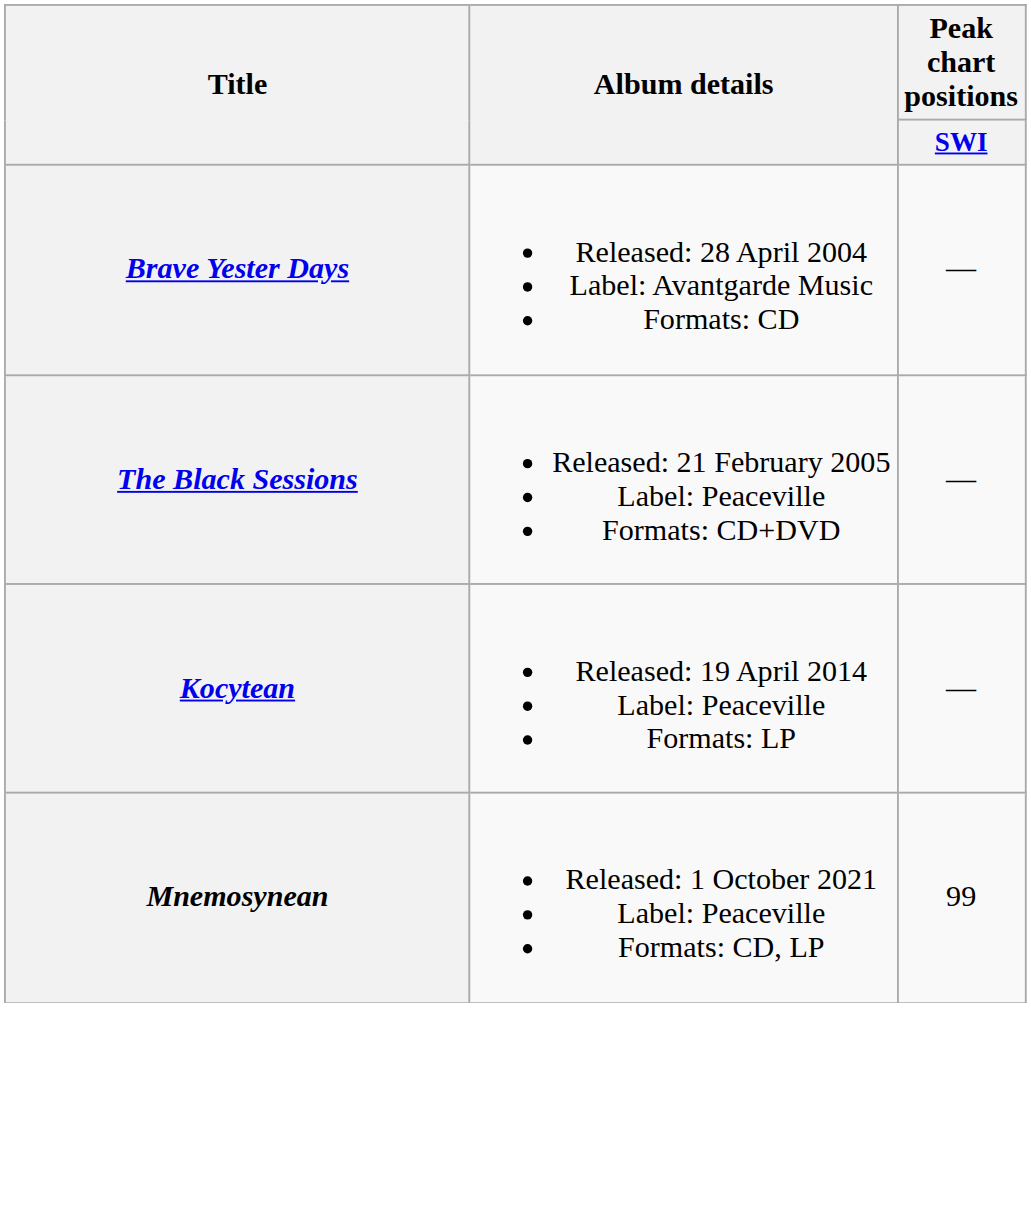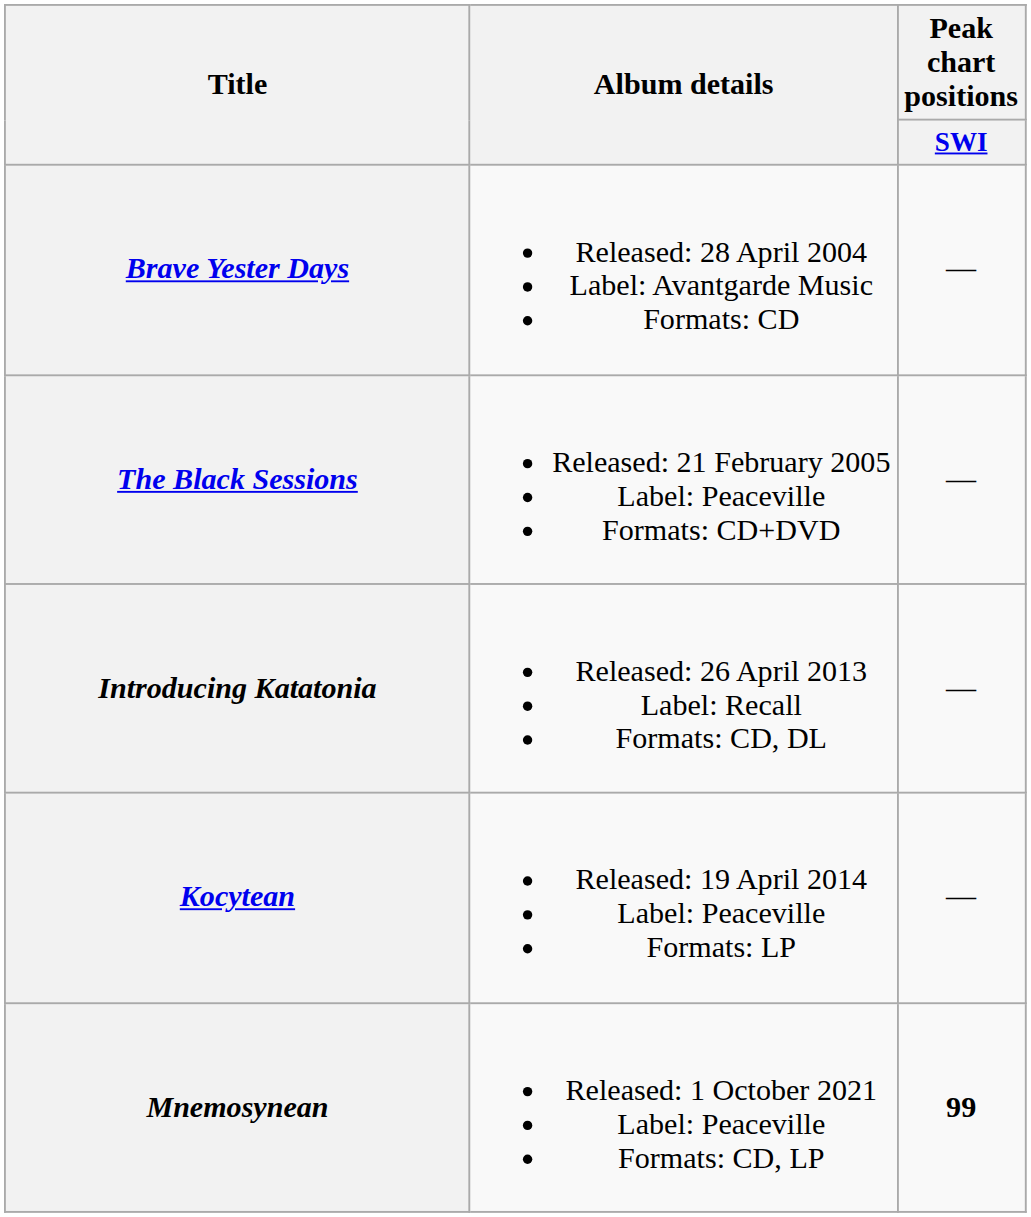+ row: (237, 687)
(961, 897) normal -> (961, 1106) bold
